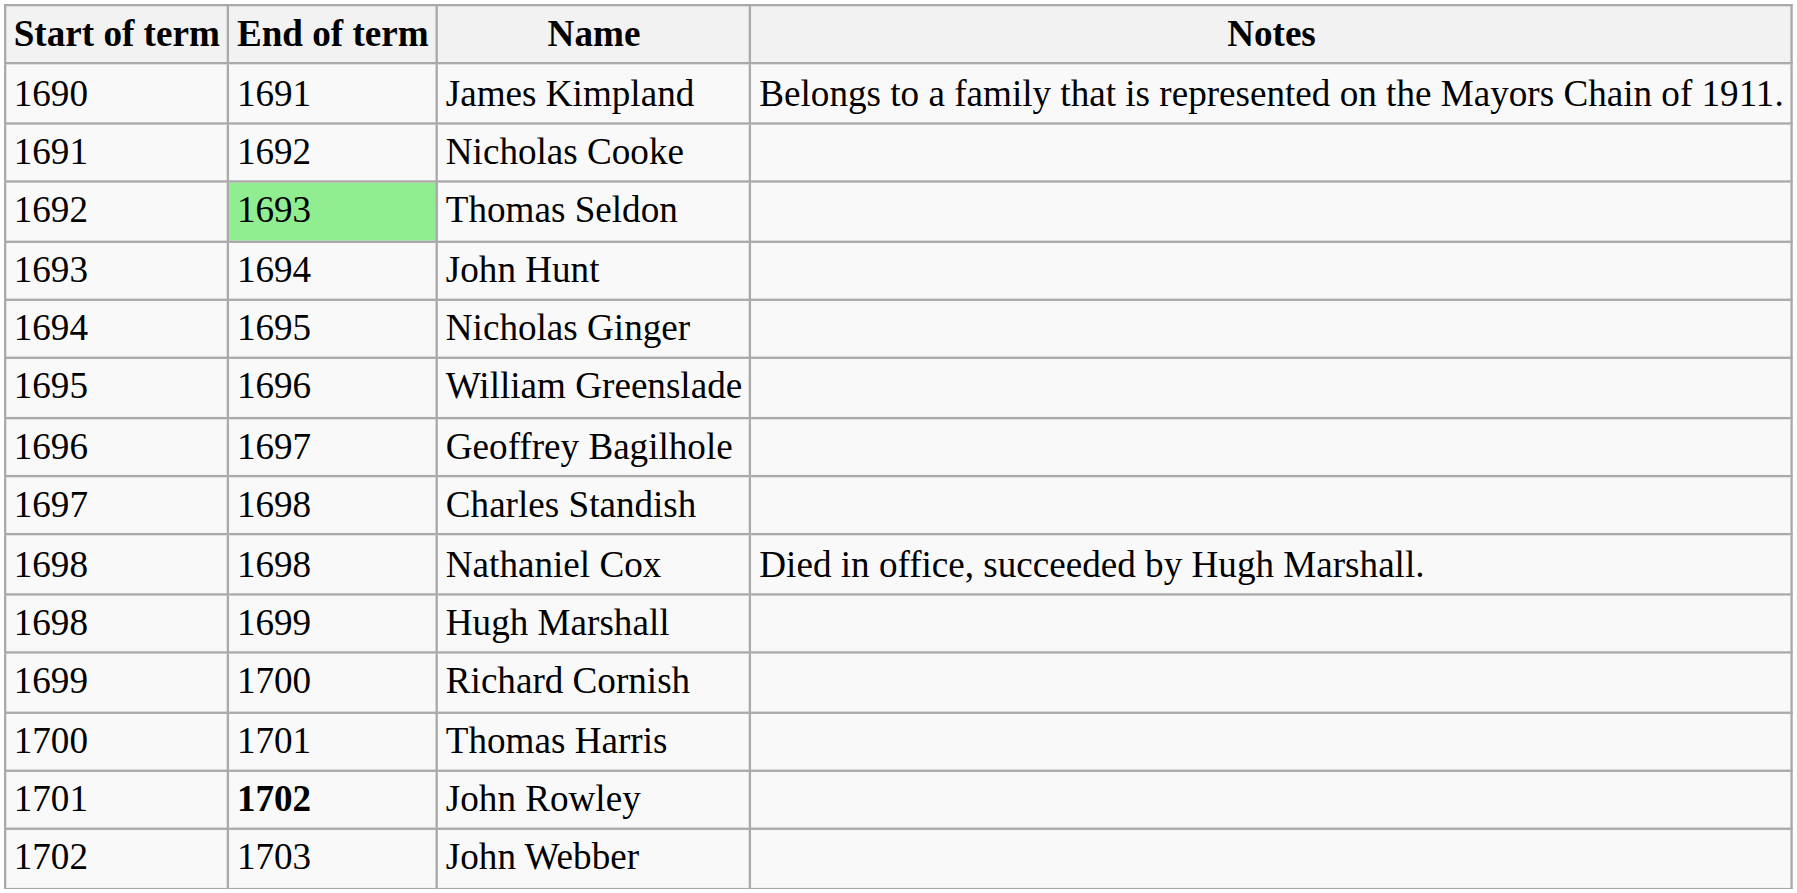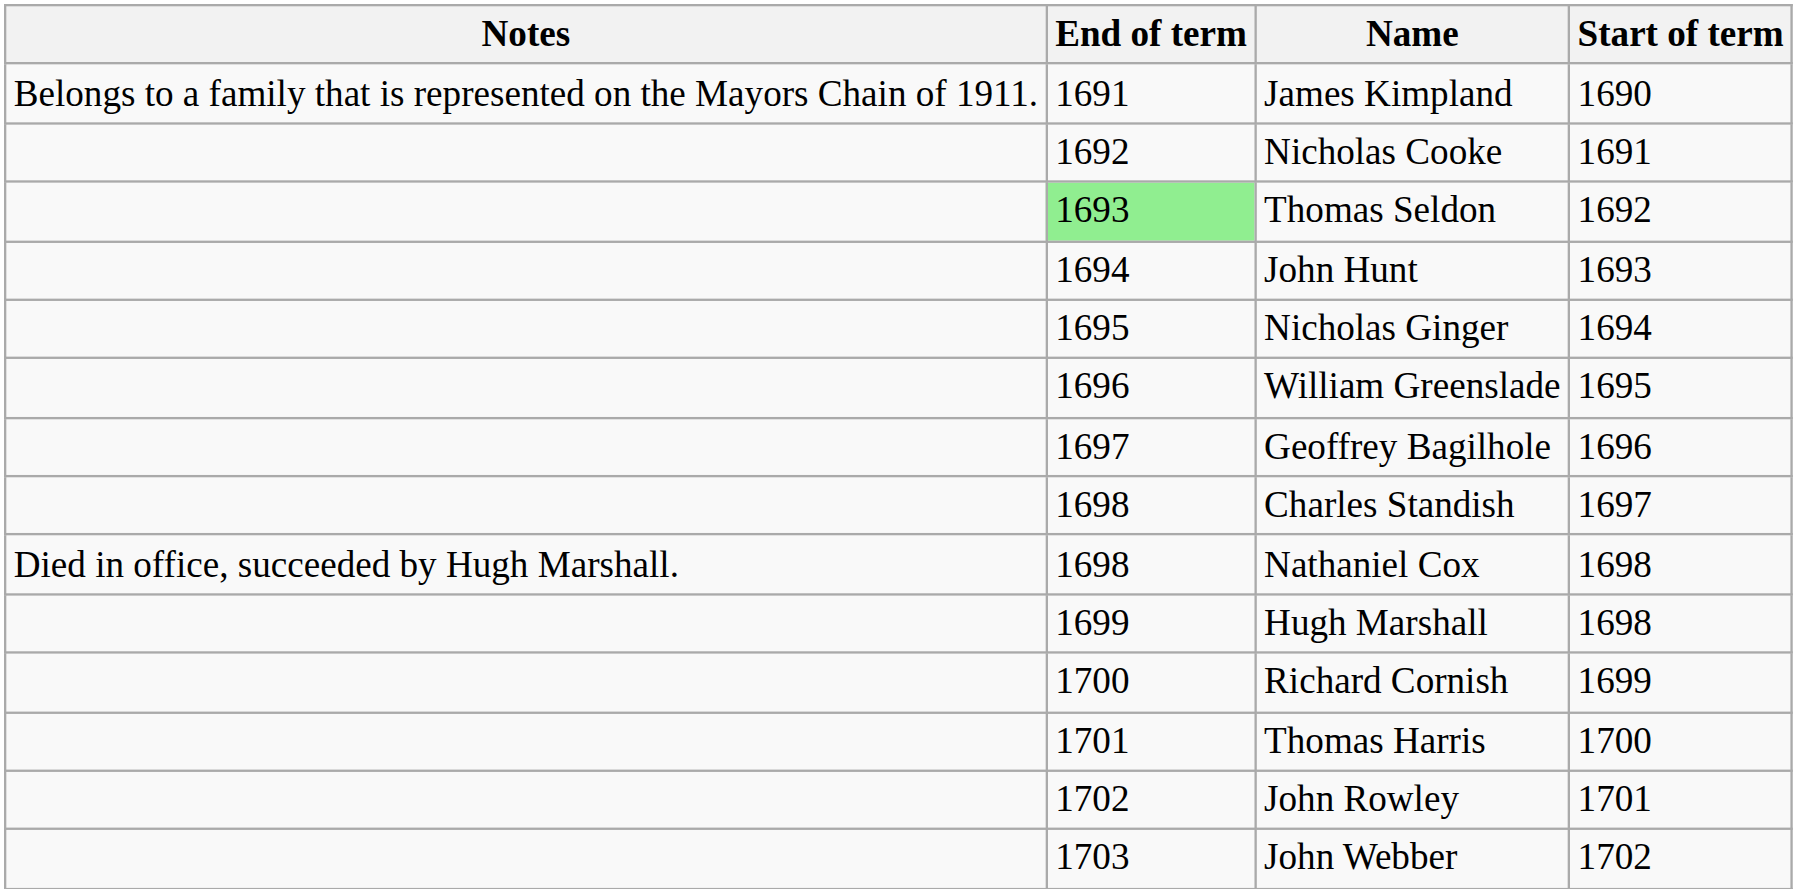columns swapped: (117, 33) <-> (1271, 33)
(274, 799) bold -> (1092, 799) normal
